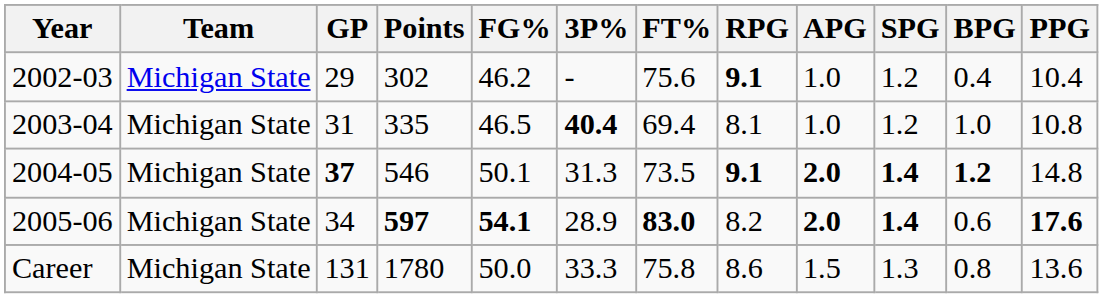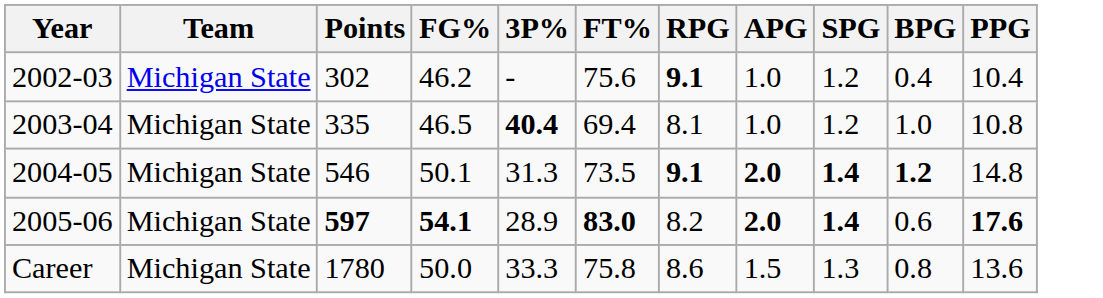- column: (347, 28)
